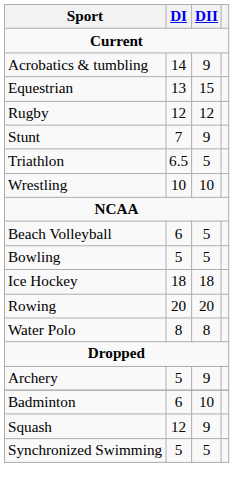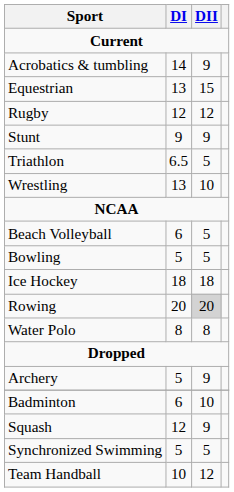(179, 137) 7 -> (179, 137) 9
(179, 185) 10 -> (179, 185) 13
(206, 305) no background -> (206, 305) lightgrey background
+ row: (55, 474)
